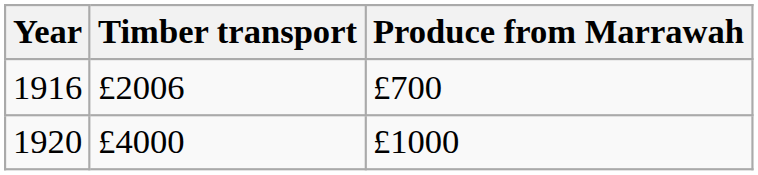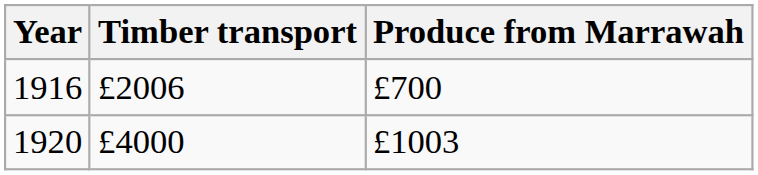(416, 141) £1000 -> (416, 141) £1003
